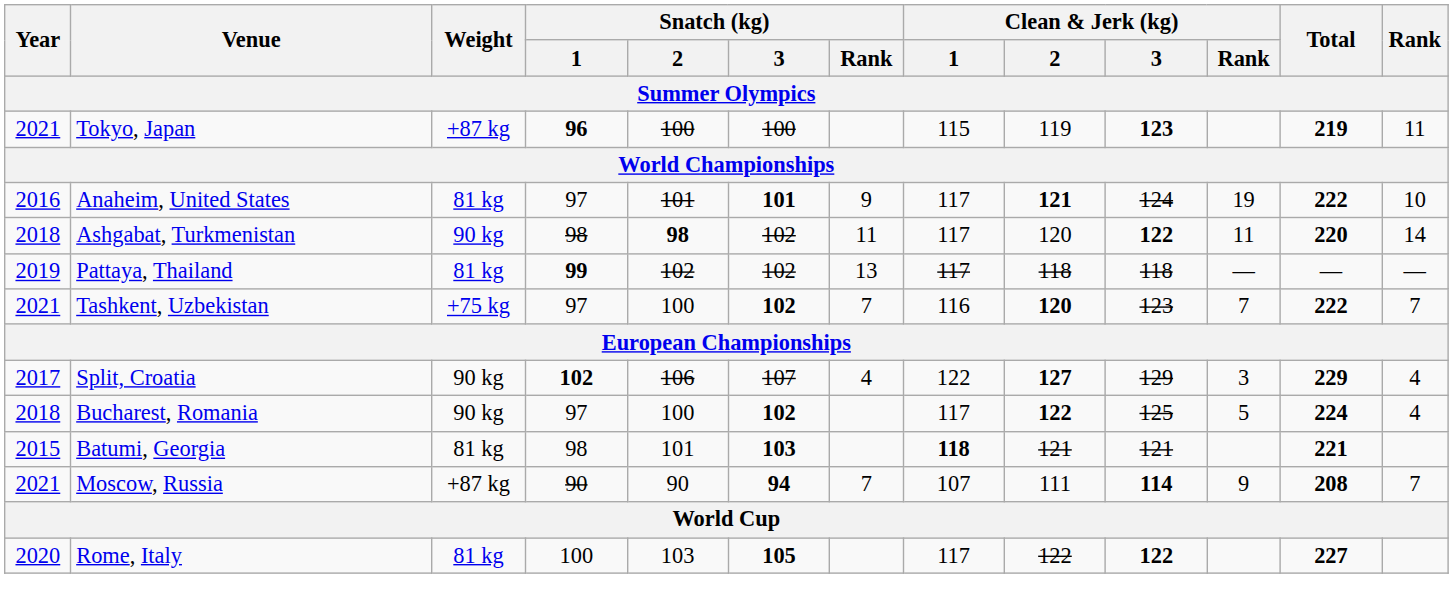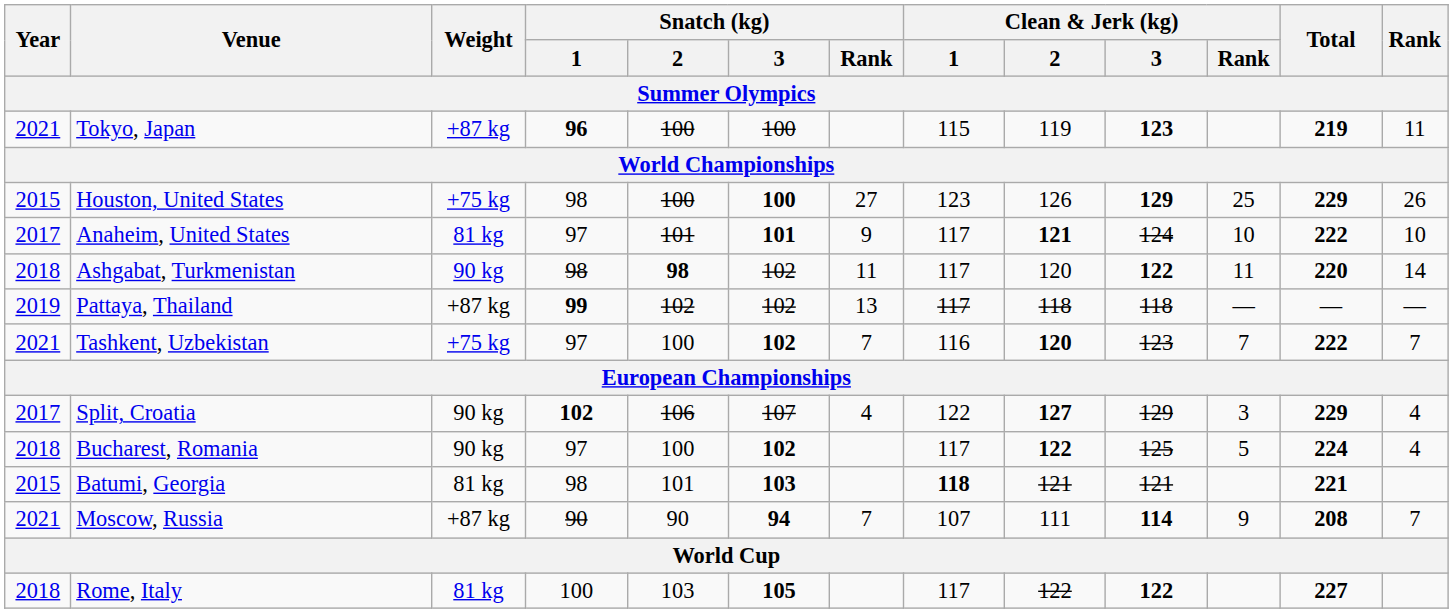+ row: (180, 199)
(38, 199) 2016 -> (38, 235) 2017
(1244, 199) 19 -> (1244, 235) 10
(479, 270) 81 kg -> (479, 306) +87 kg
(38, 555) 2020 -> (38, 590) 2018
